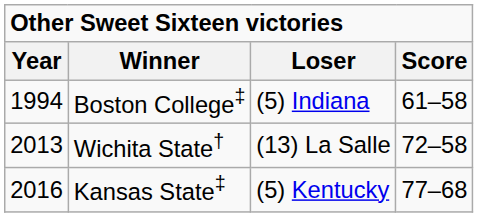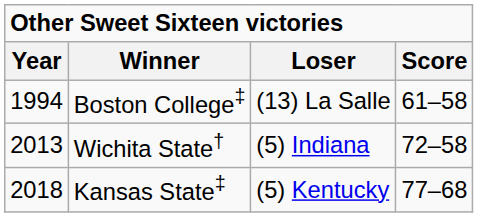(313, 101) (5) Indiana -> (323, 101) (13) La Salle
(323, 145) (13) La Salle -> (313, 145) (5) Indiana
(37, 189) 2016 -> (37, 189) 2018
